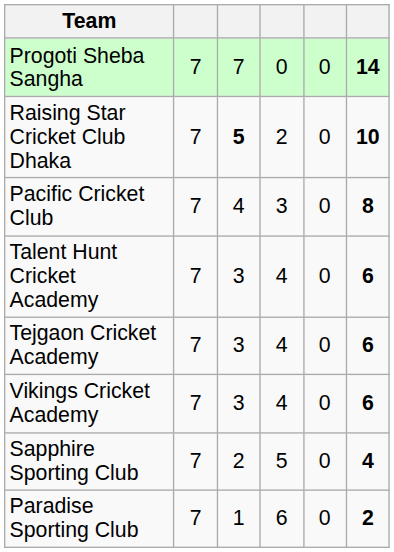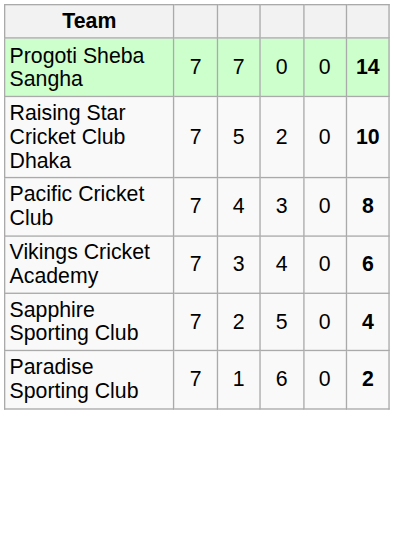(239, 136) bold -> (239, 136) normal
- row: (63, 276)
- row: (83, 345)
